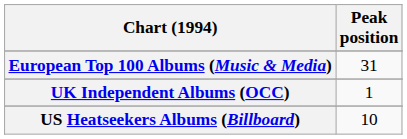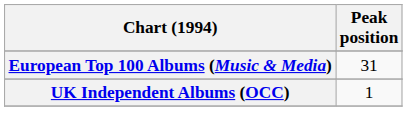- row: (170, 119)
